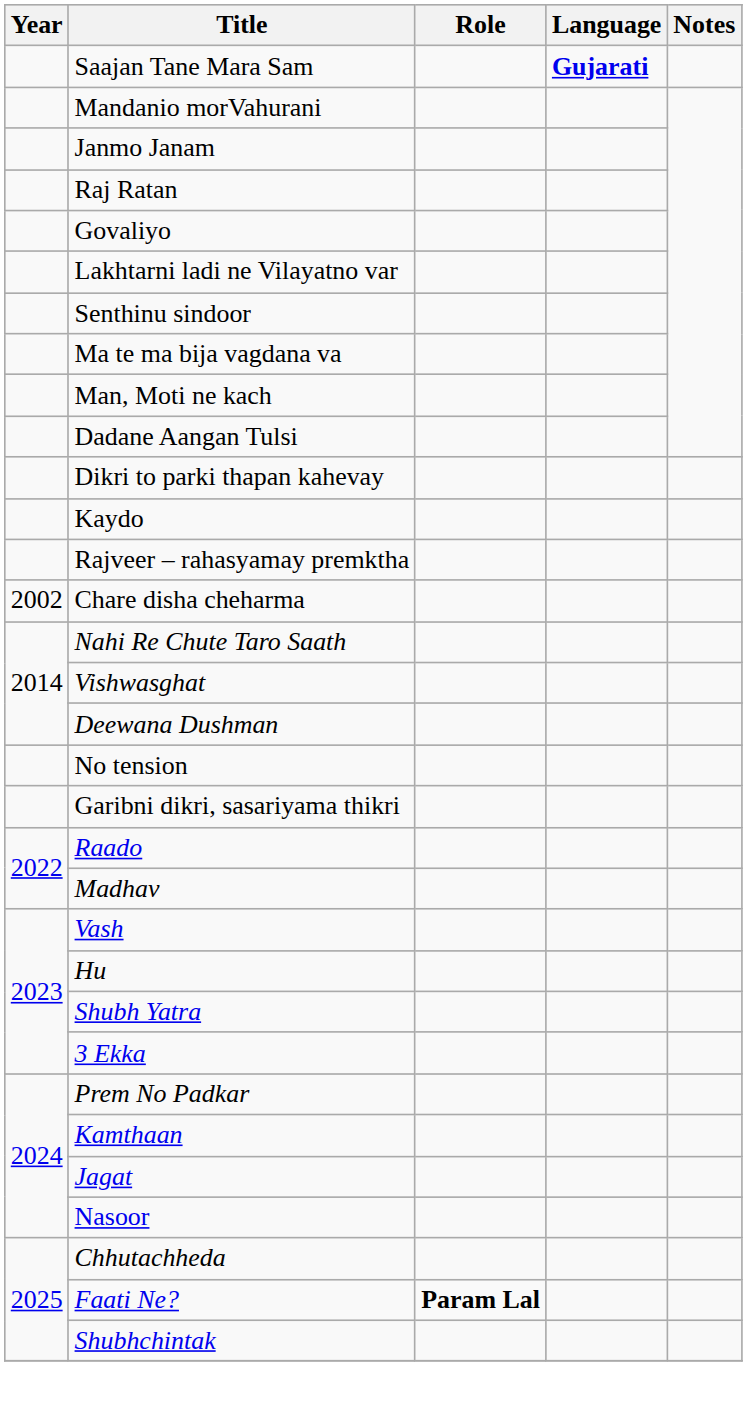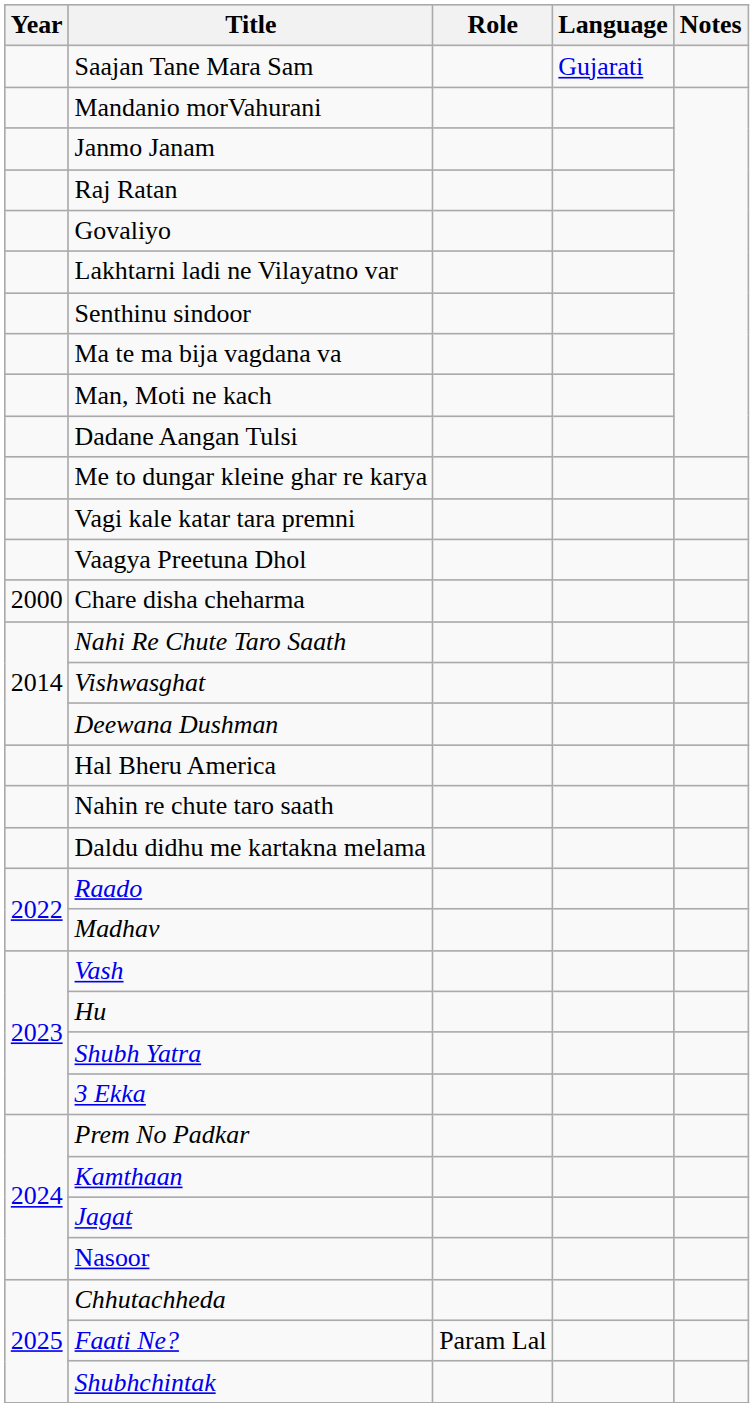(600, 66) bold -> (601, 66) normal
- row: (229, 477)
+ row: (251, 477)
- row: (109, 518)
+ row: (215, 518)
+ row: (190, 559)
- row: (242, 559)
(37, 600) 2002 -> (37, 600) 2000
+ row: (175, 764)
- row: (131, 764)
+ row: (204, 806)
+ row: (250, 847)
- row: (237, 806)
(481, 1299) bold -> (493, 1340) normal
